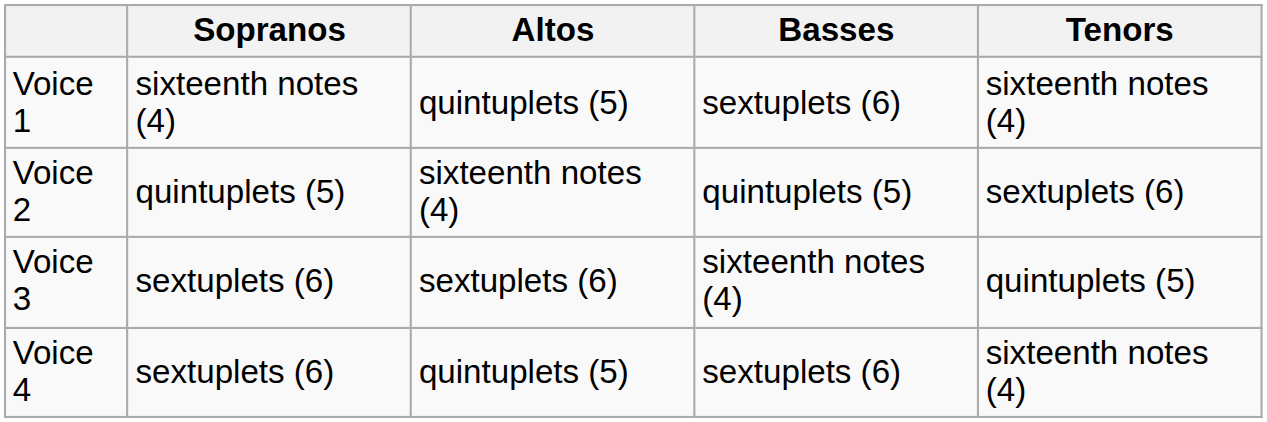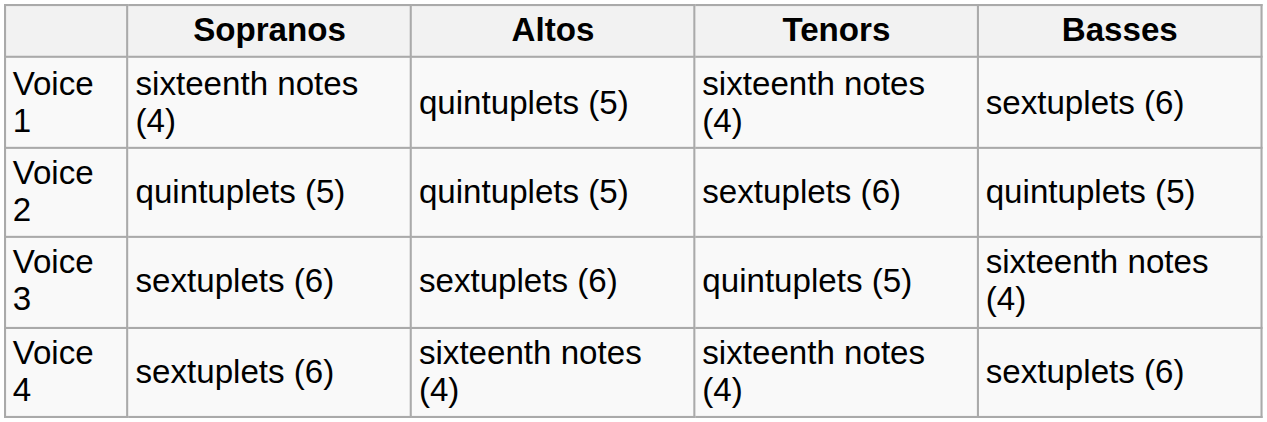columns swapped: (1120, 30) <-> (836, 30)
(530, 191) sixteenth notes (4) -> (524, 191) quintuplets (5)
(524, 371) quintuplets (5) -> (530, 371) sixteenth notes (4)
